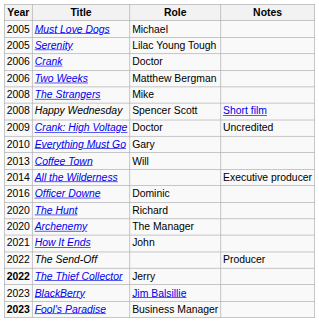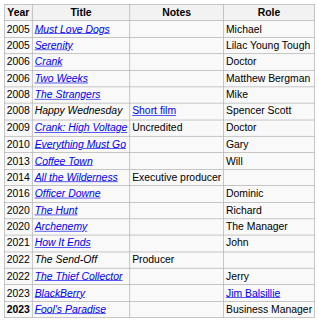columns swapped: (175, 12) <-> (268, 12)
(18, 276) bold -> (18, 276) normal
